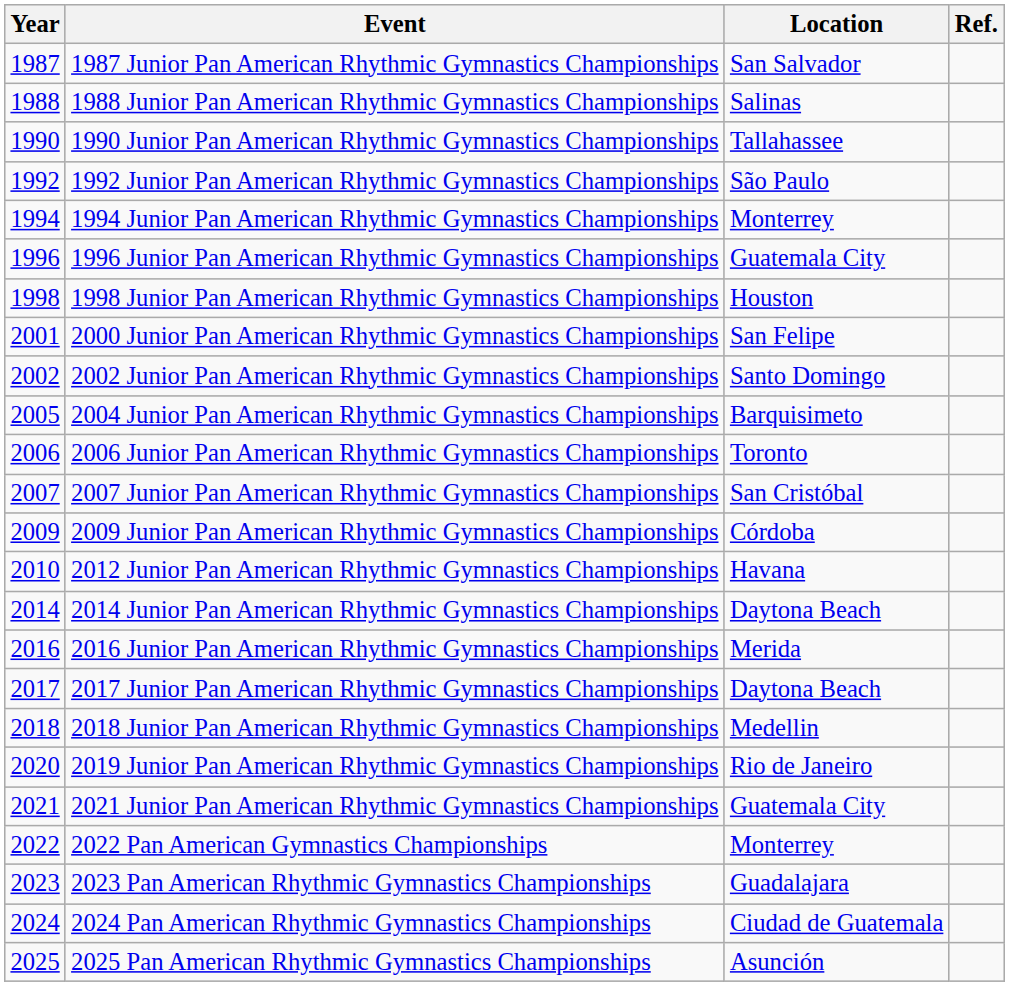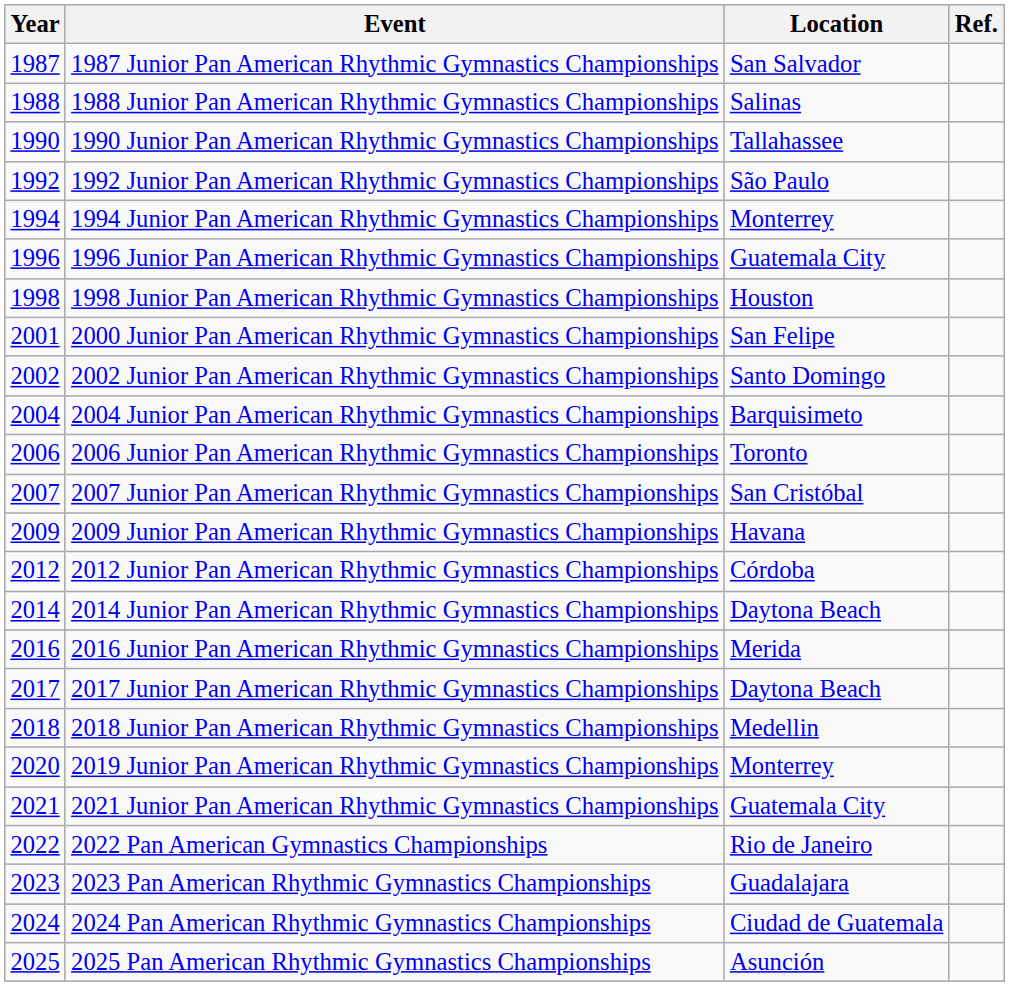(35, 414) 2005 -> (35, 414) 2004
(772, 532) Córdoba -> (768, 532) Havana
(35, 571) 2010 -> (35, 571) 2012
(768, 571) Havana -> (772, 571) Córdoba
(801, 766) Rio de Janeiro -> (782, 766) Monterrey
(782, 844) Monterrey -> (801, 844) Rio de Janeiro
